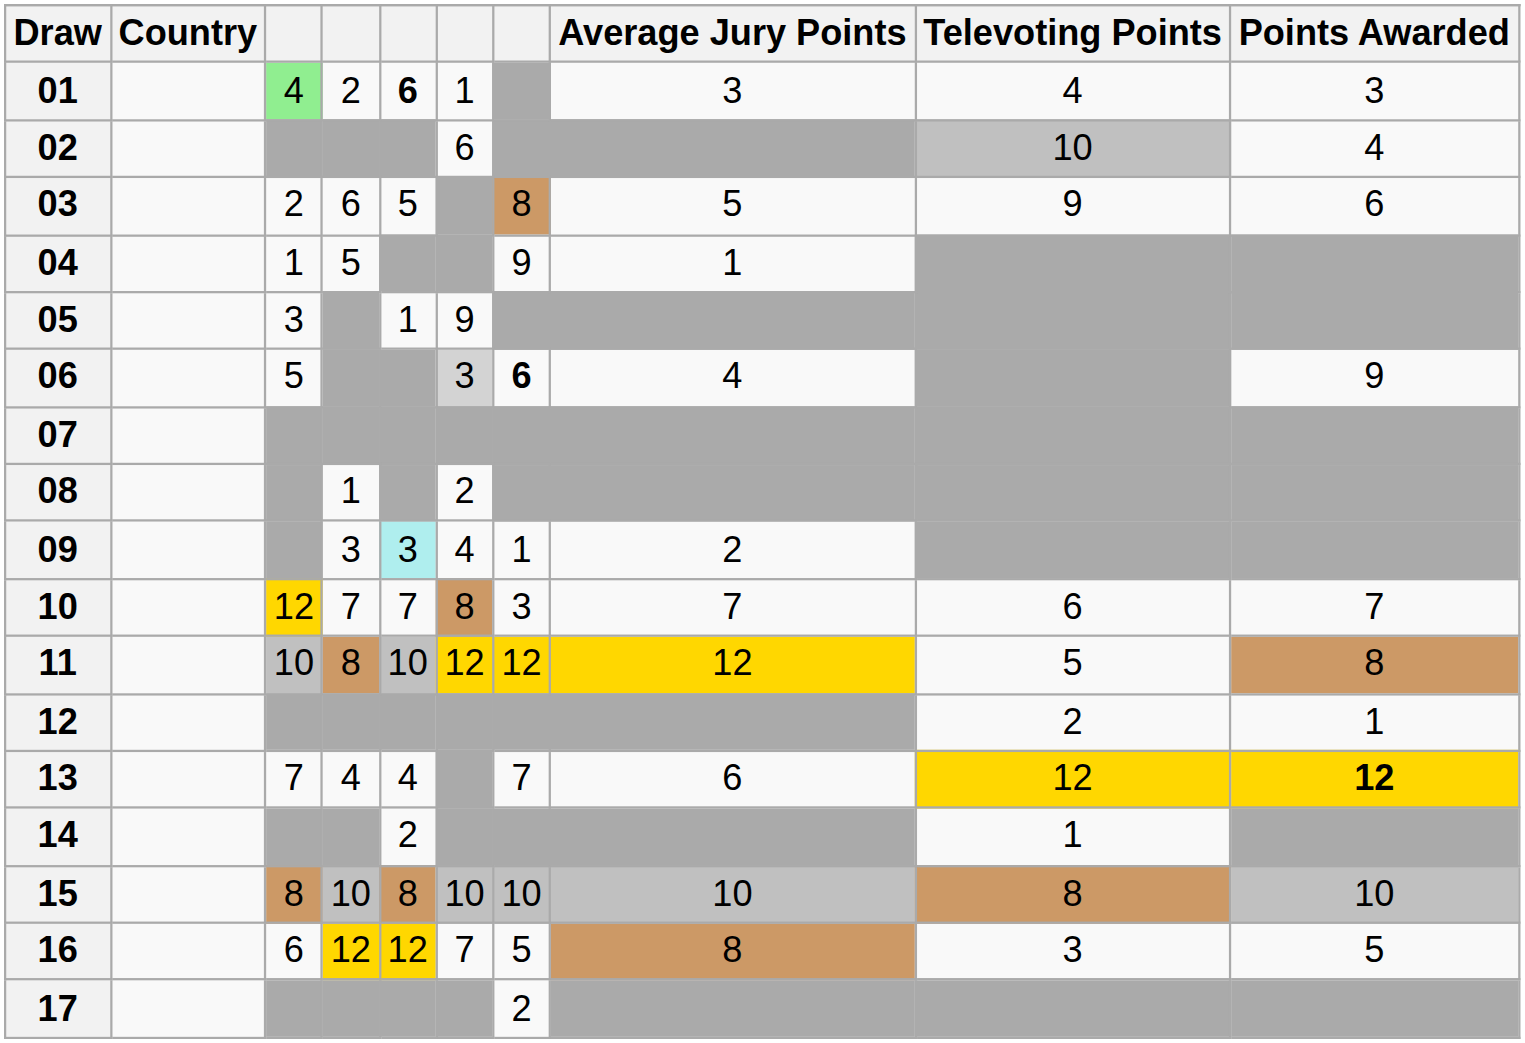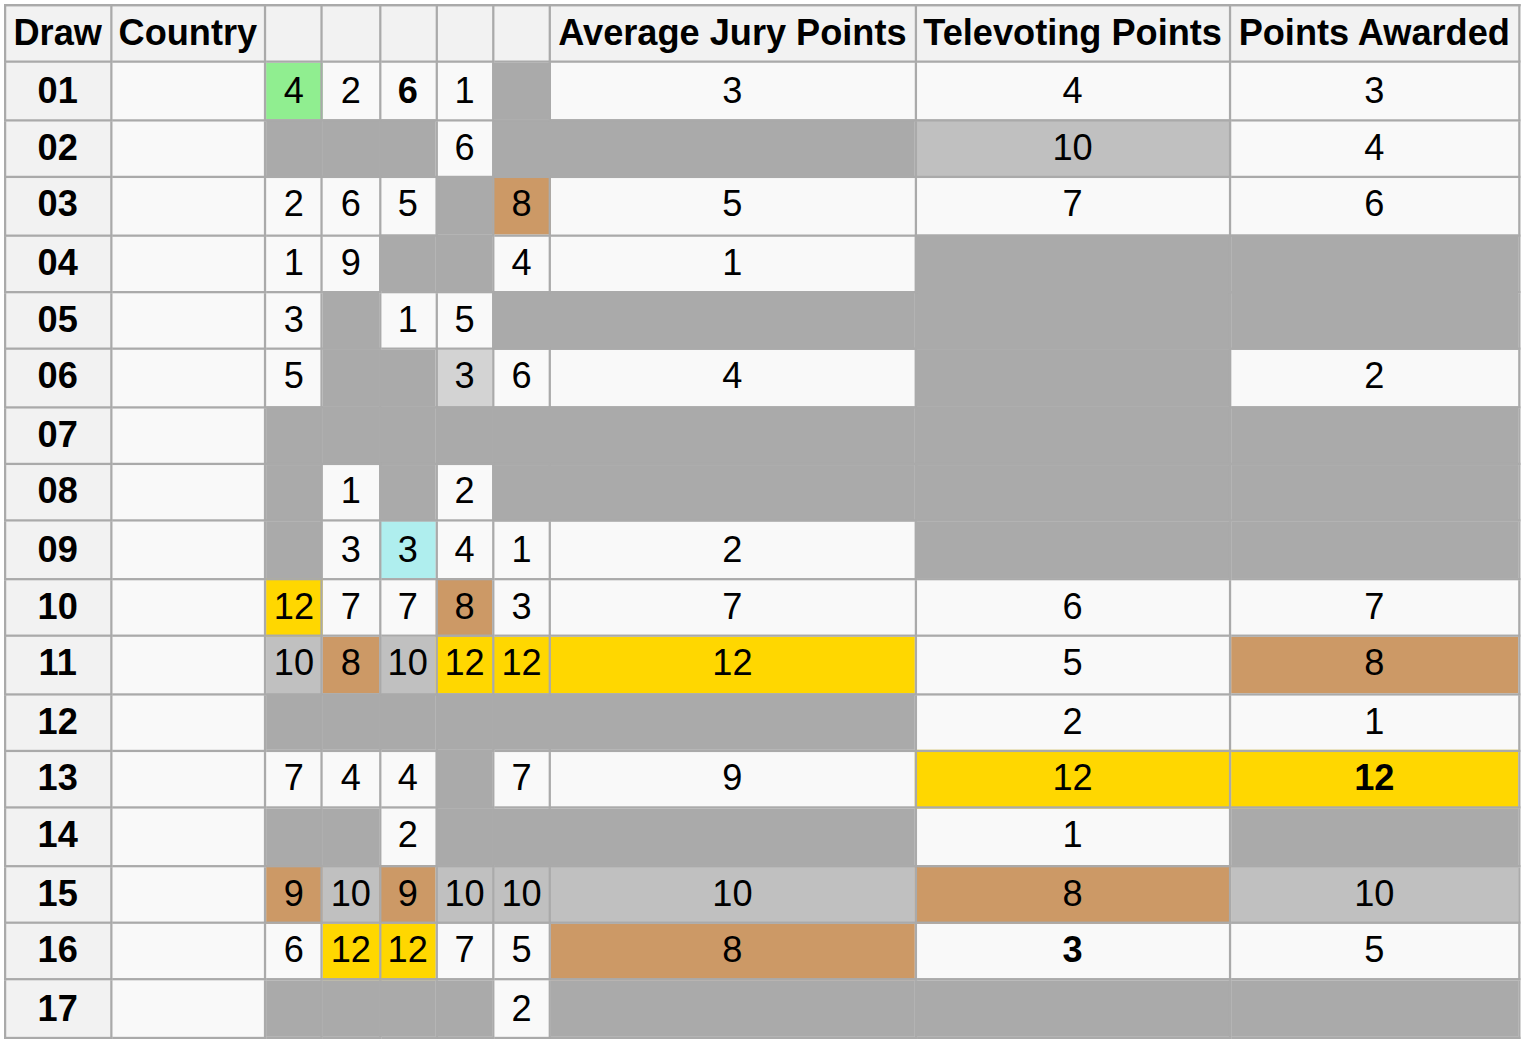(1073, 205) 9 -> (1073, 205) 7
(351, 262) 5 -> (351, 262) 9
(521, 262) 9 -> (521, 262) 4
(465, 319) 9 -> (465, 319) 5
(521, 377) bold -> (521, 377) normal
(1374, 377) 9 -> (1374, 377) 2
(732, 778) 6 -> (732, 778) 9
(294, 893) 8 -> (294, 893) 9
(408, 893) 8 -> (408, 893) 9
(1073, 950) normal -> (1073, 950) bold
